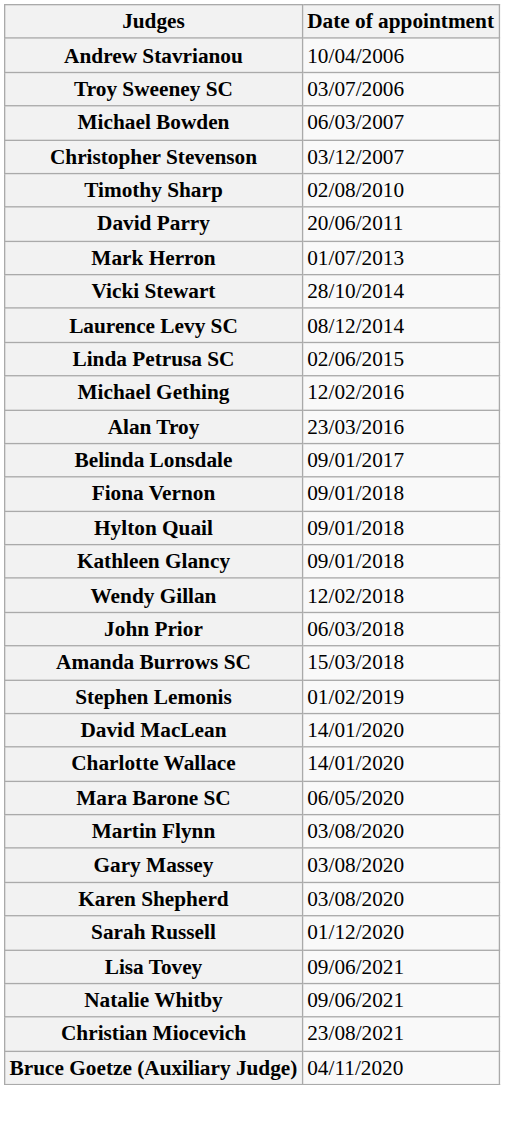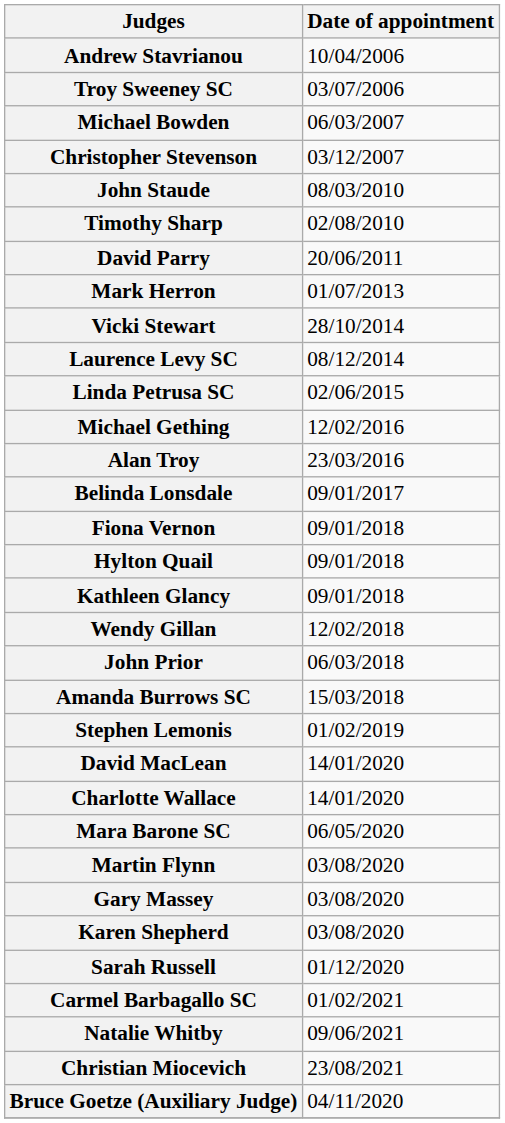+ row: (153, 190)
+ row: (153, 1000)
- row: (153, 966)
